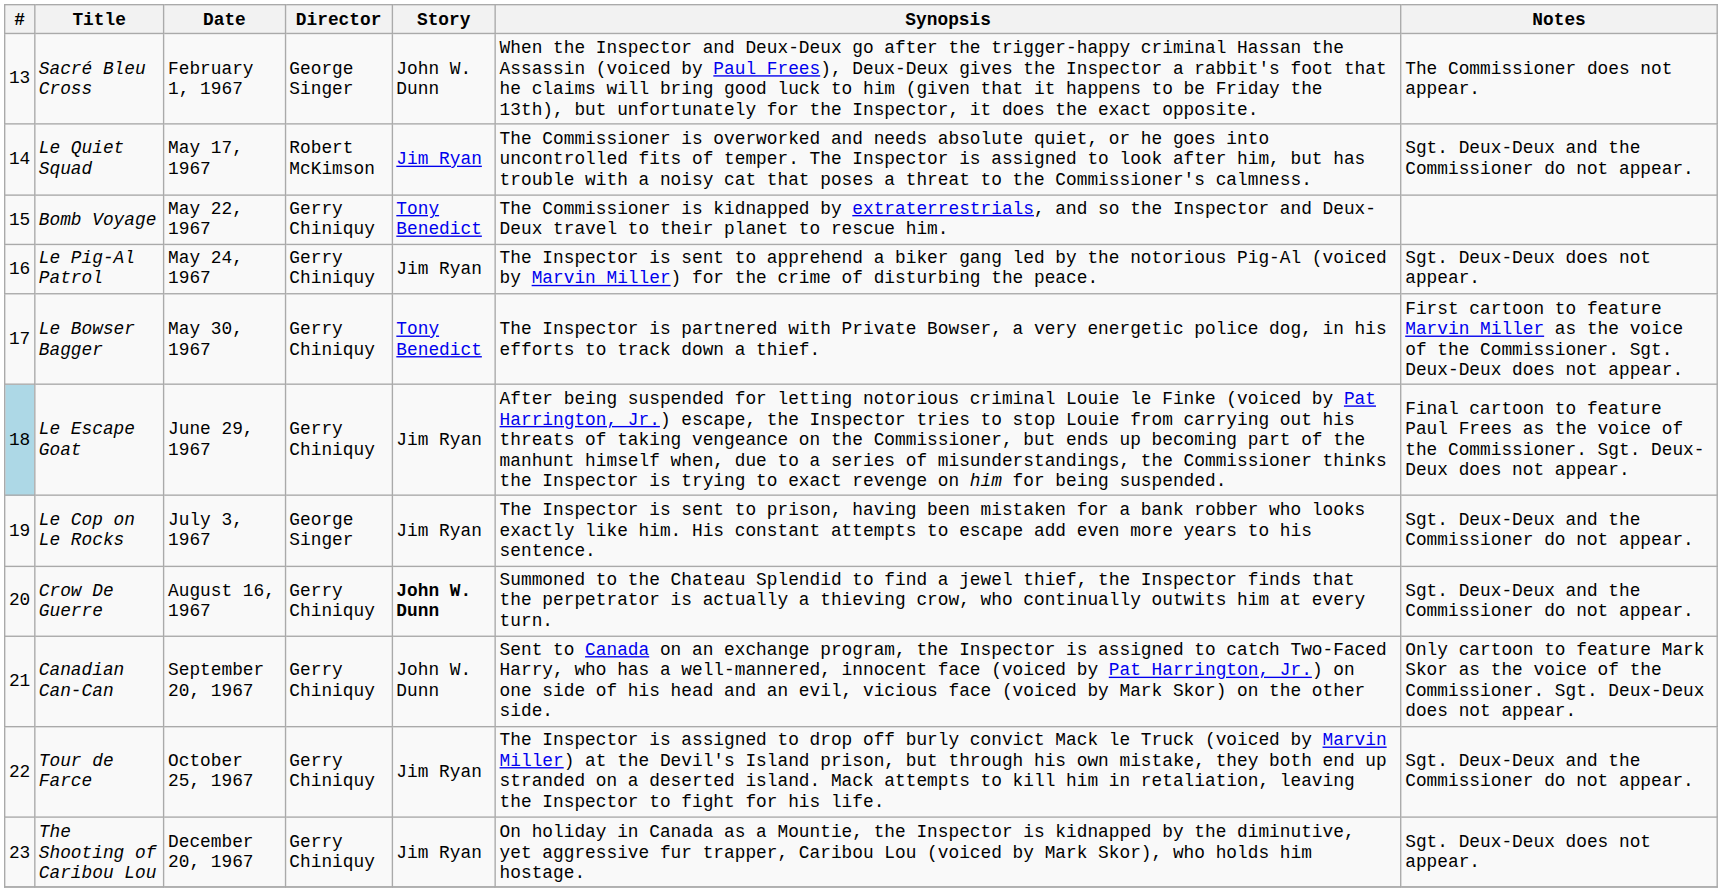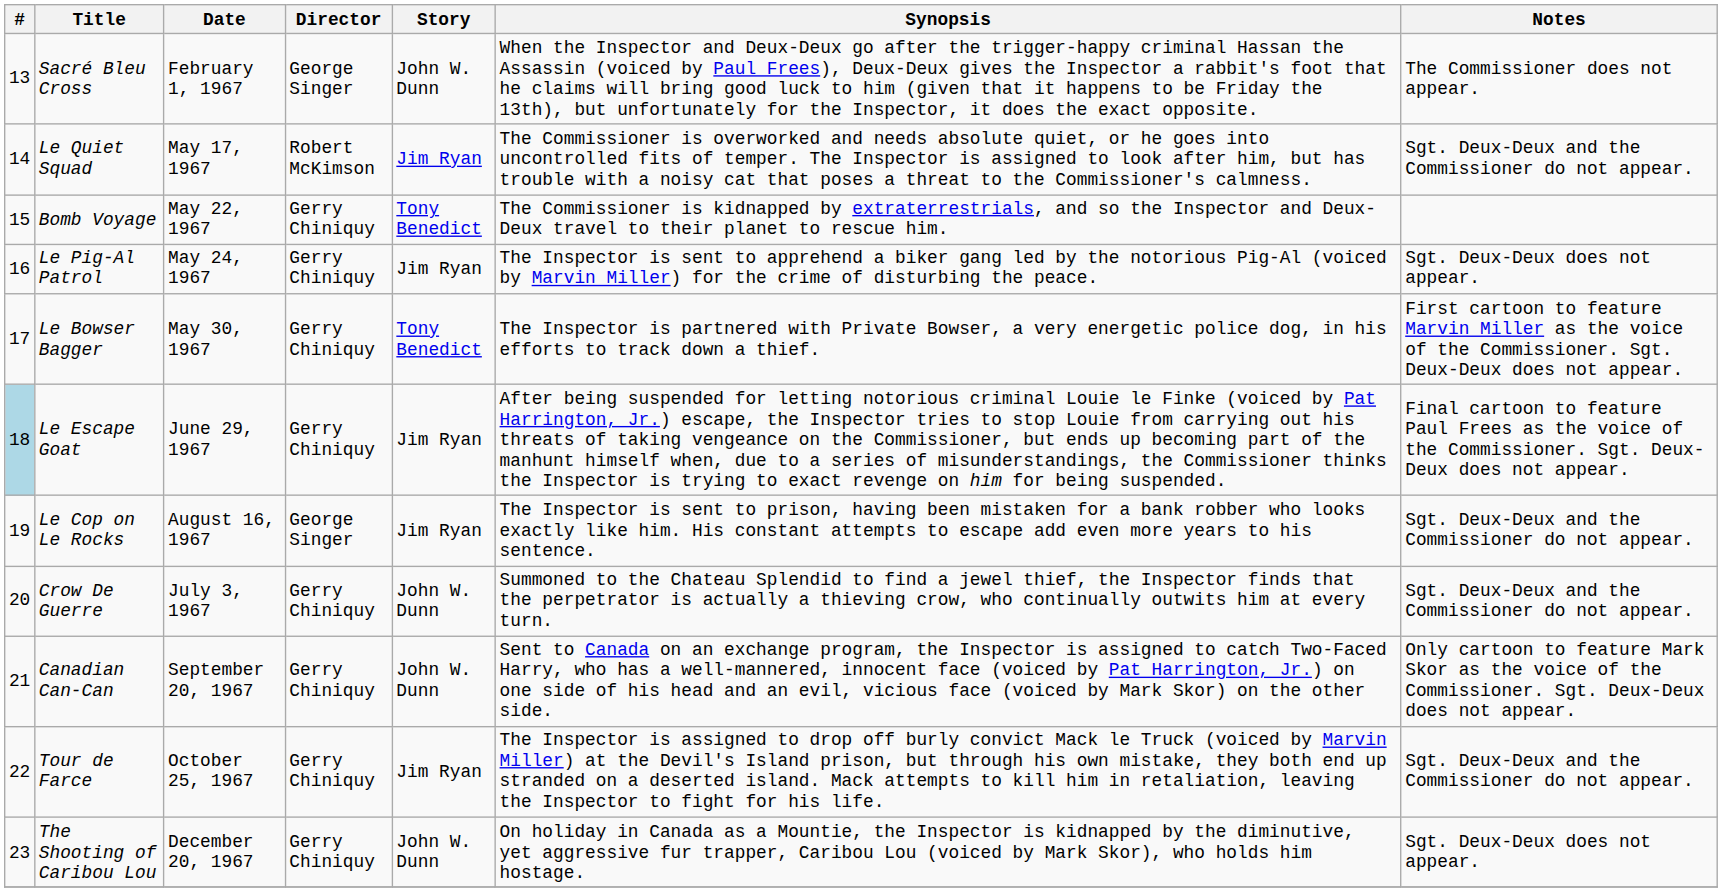(205, 531) July 3, 1967 -> (221, 531) August 16, 1967
(221, 601) August 16, 1967 -> (205, 601) July 3, 1967
(434, 601) bold -> (434, 601) normal
(439, 852) Jim Ryan -> (434, 852) John W. Dunn
